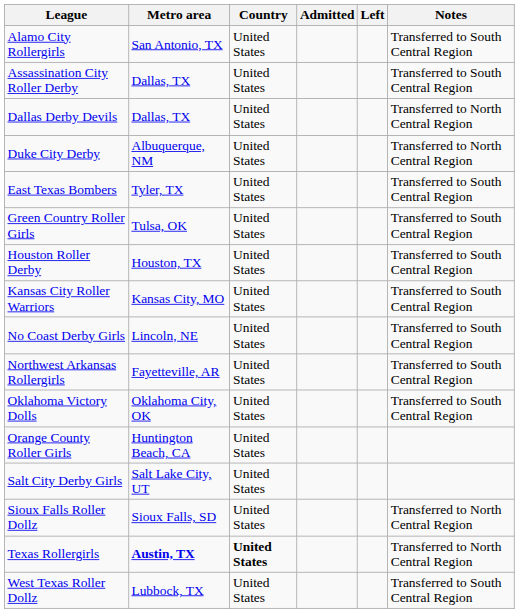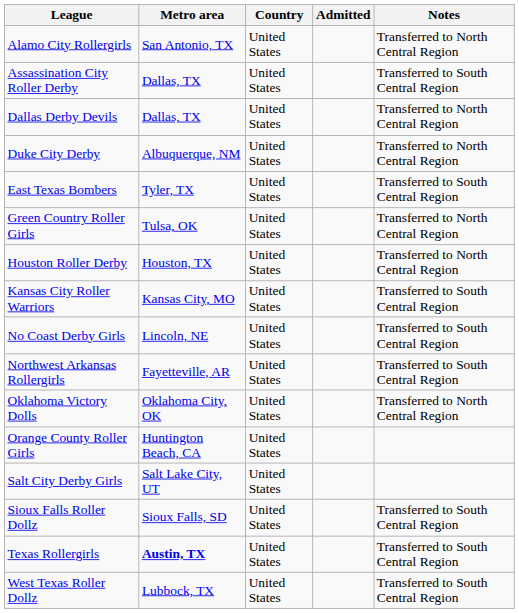- column: (373, 15)
(446, 44) Transferred to South Central Region -> (432, 44) Transferred to North Central Region
(446, 226) Transferred to South Central Region -> (432, 226) Transferred to North Central Region
(446, 262) Transferred to South Central Region -> (432, 262) Transferred to North Central Region
(446, 408) Transferred to South Central Region -> (432, 408) Transferred to North Central Region
(446, 517) Transferred to North Central Region -> (432, 517) Transferred to South Central Region
(252, 554) bold -> (267, 554) normal
(446, 554) Transferred to North Central Region -> (432, 554) Transferred to South Central Region
